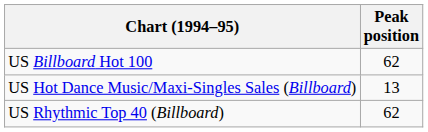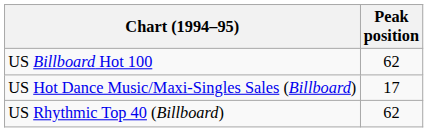(391, 87) 13 -> (391, 87) 17
